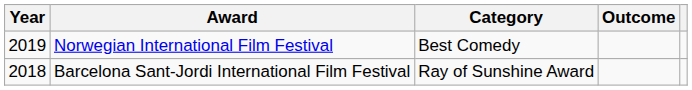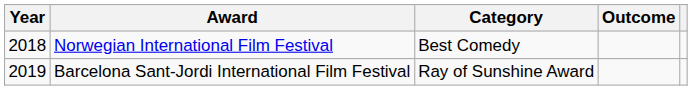(27, 44) 2019 -> (27, 44) 2018
(27, 71) 2018 -> (27, 71) 2019
